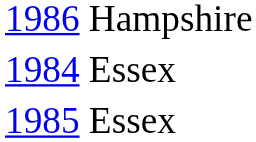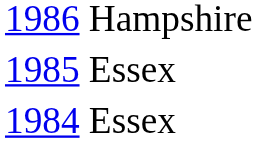rows swapped: (42, 120) <-> (42, 69)
